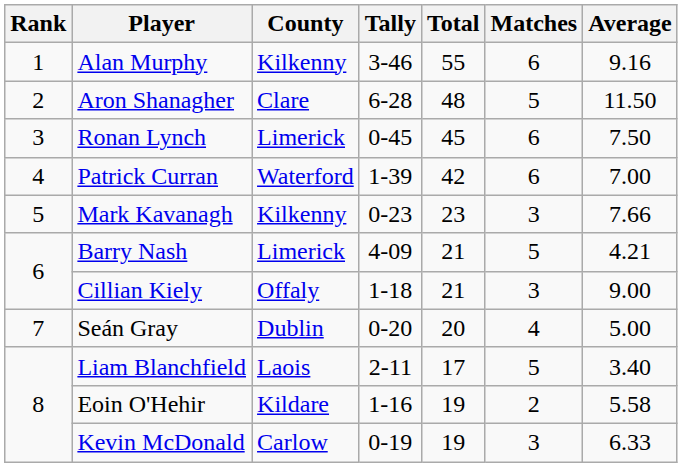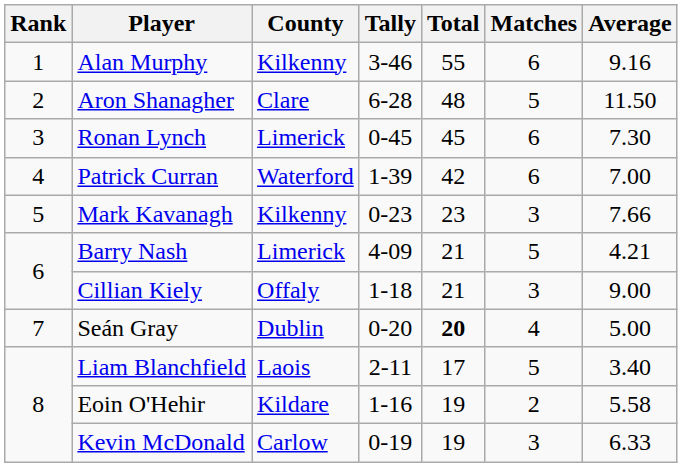(630, 137) 7.50 -> (630, 137) 7.30
(453, 328) normal -> (453, 328) bold
